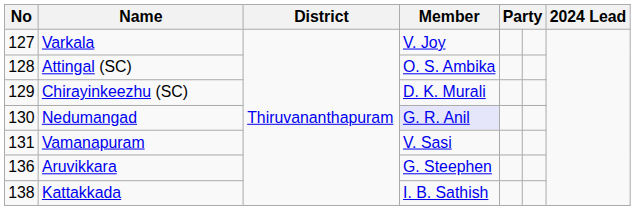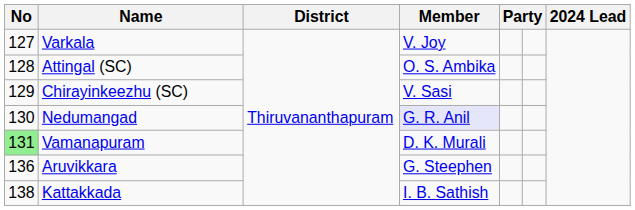(444, 92) D. K. Murali -> (427, 92) V. Sasi
(21, 142) no background -> (21, 142) lightgreen background
(427, 142) V. Sasi -> (444, 142) D. K. Murali
